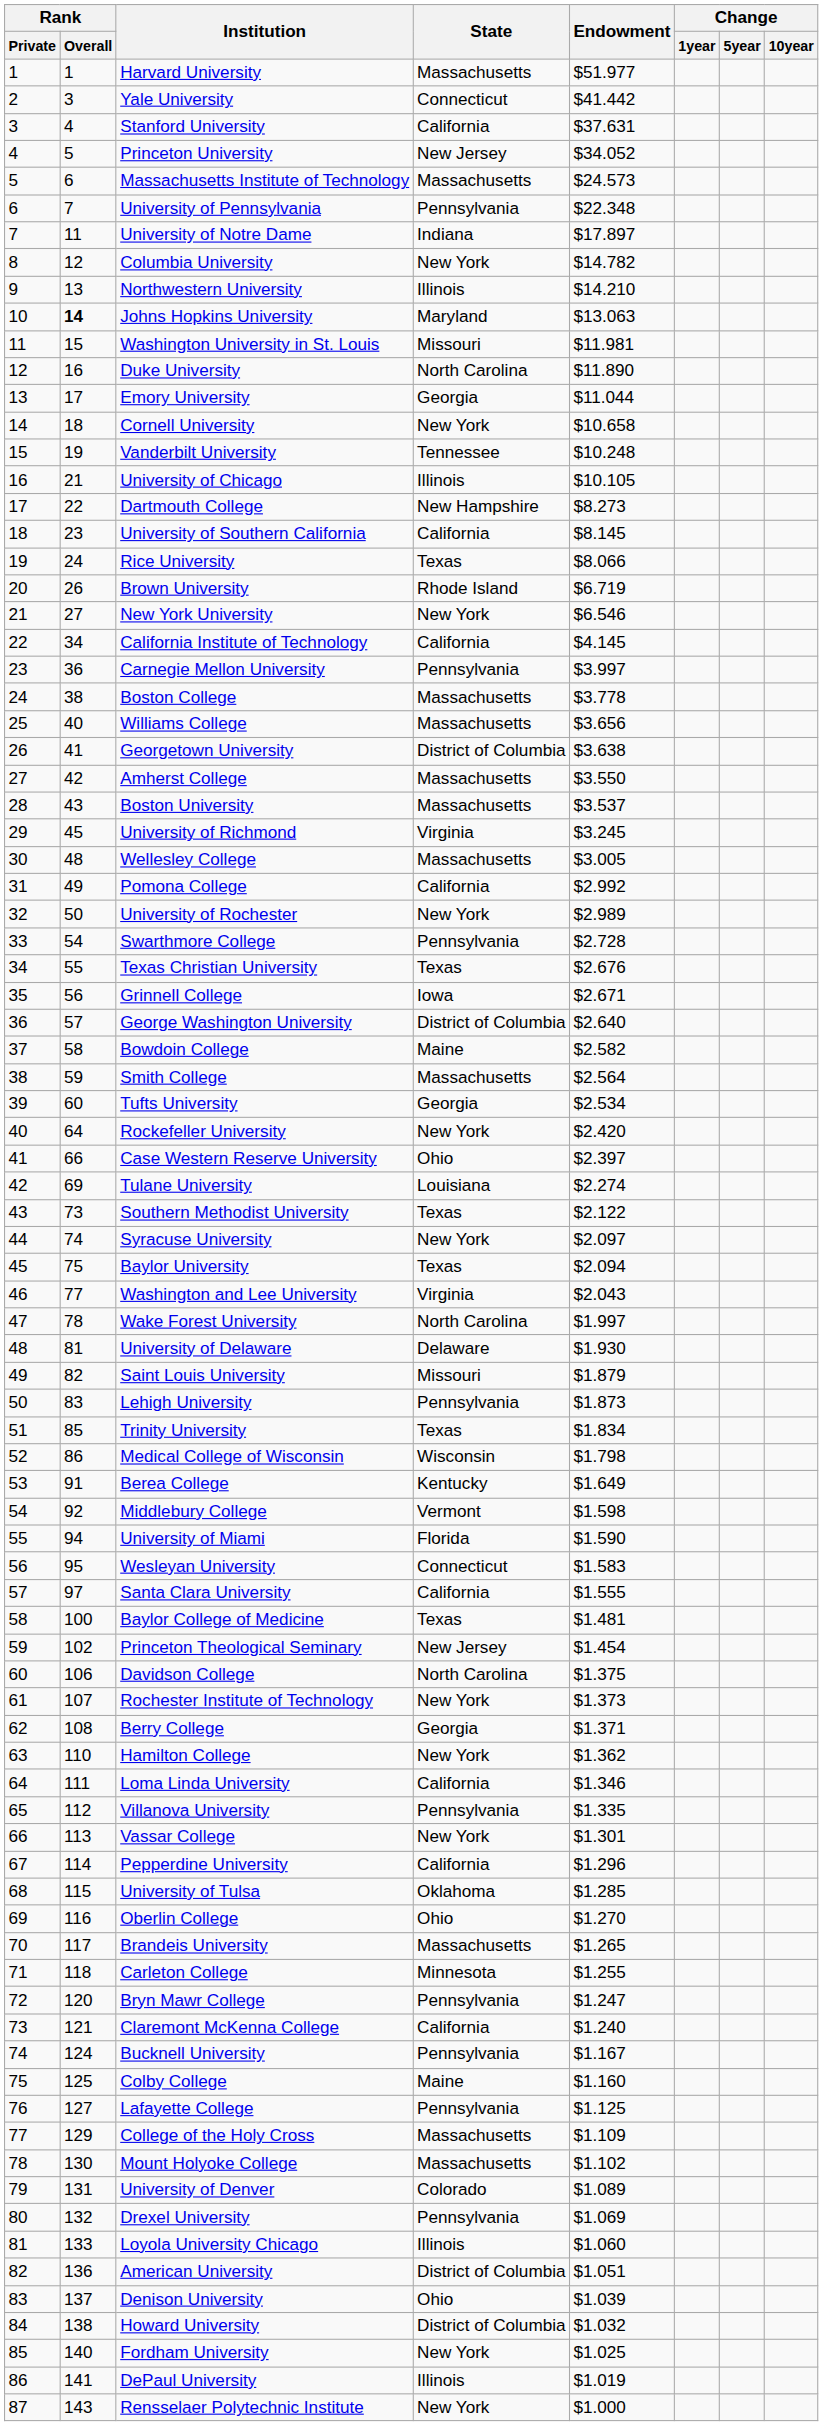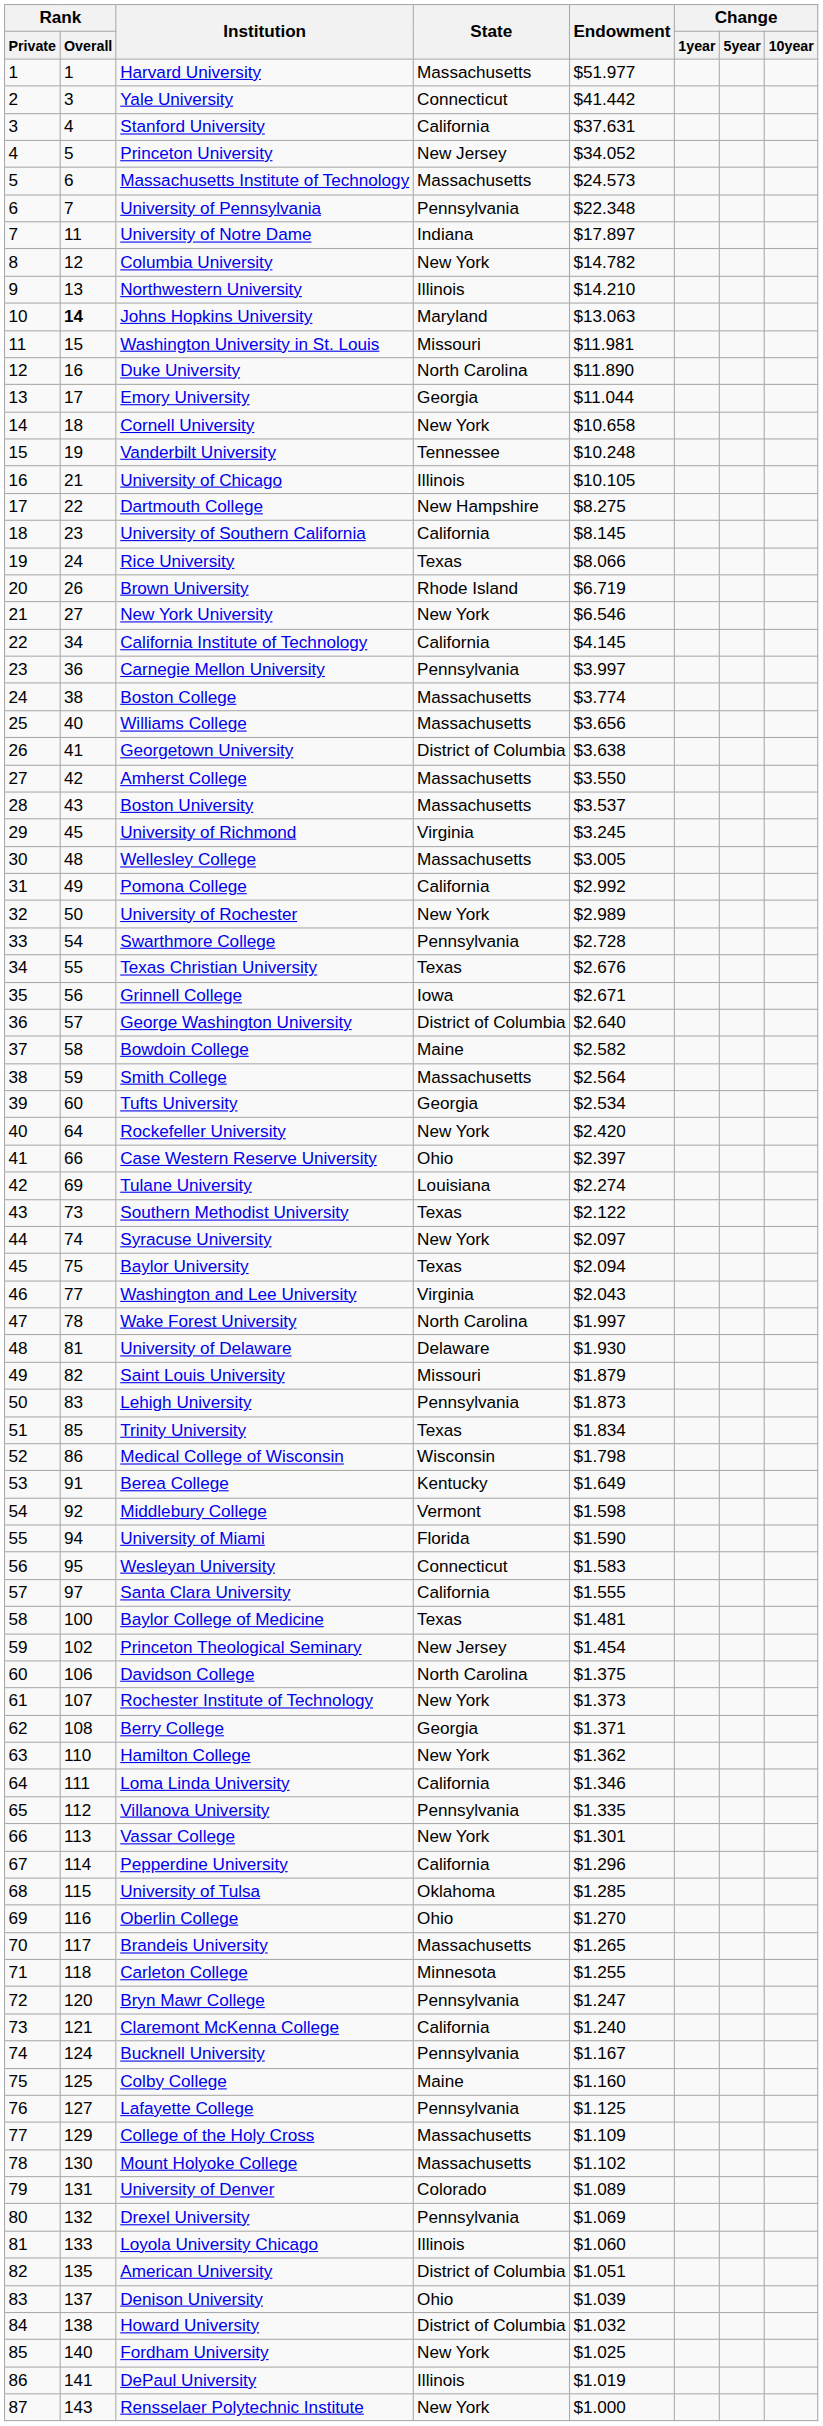(600, 506) $8.273 -> (600, 506) $8.275
(600, 696) $3.778 -> (600, 696) $3.774
(78, 2271) 136 -> (78, 2271) 135
